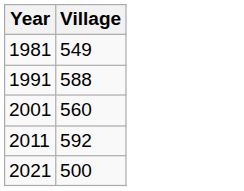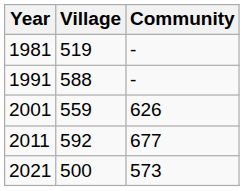+ column: (182, 19)
(76, 49) 549 -> (76, 49) 519
(76, 110) 560 -> (76, 110) 559
